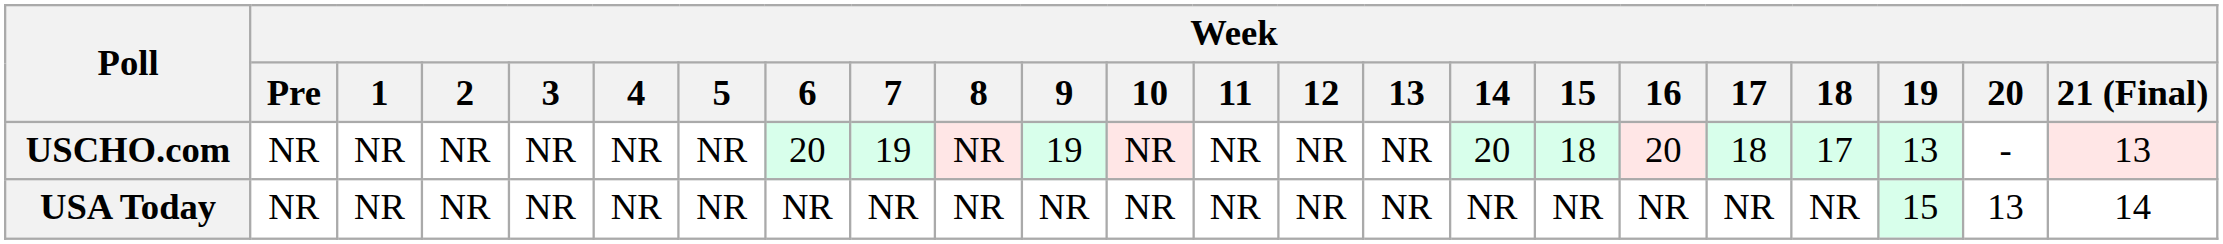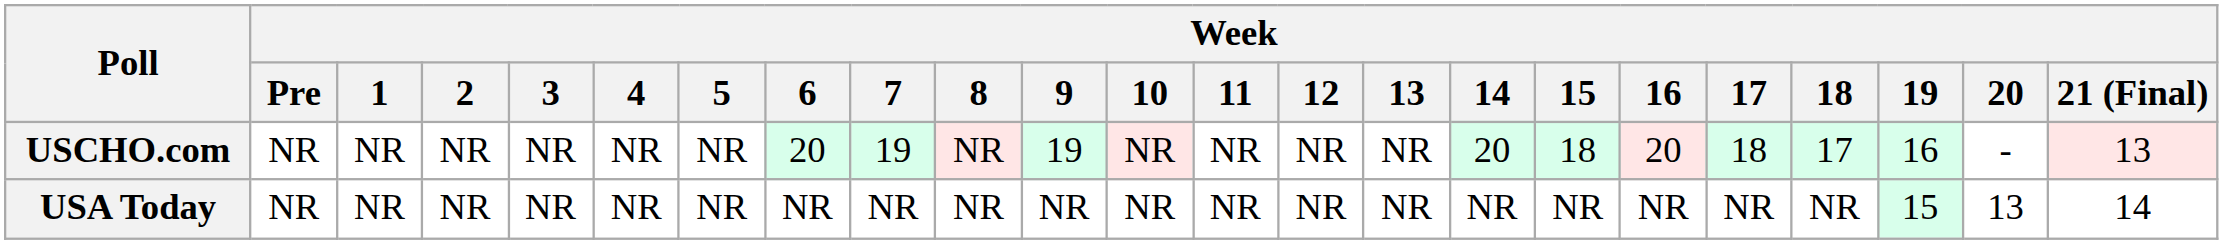(1920, 149) 13 -> (1920, 149) 16
